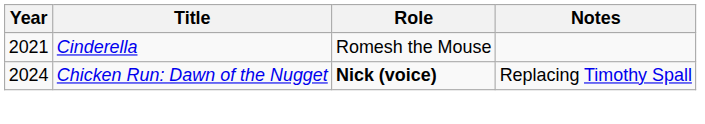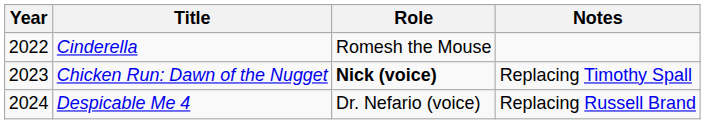(29, 47) 2021 -> (29, 47) 2022
(29, 75) 2024 -> (29, 75) 2023
+ row: (124, 103)
